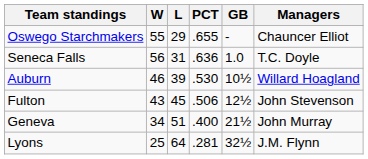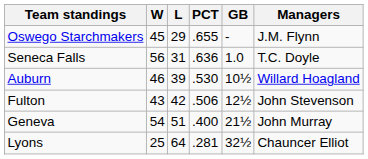(157, 36) 55 -> (157, 36) 45
(303, 36) Chauncer Elliot -> (288, 36) J.M. Flynn
(178, 100) 45 -> (178, 100) 42
(157, 121) 34 -> (157, 121) 54
(288, 143) J.M. Flynn -> (303, 143) Chauncer Elliot
